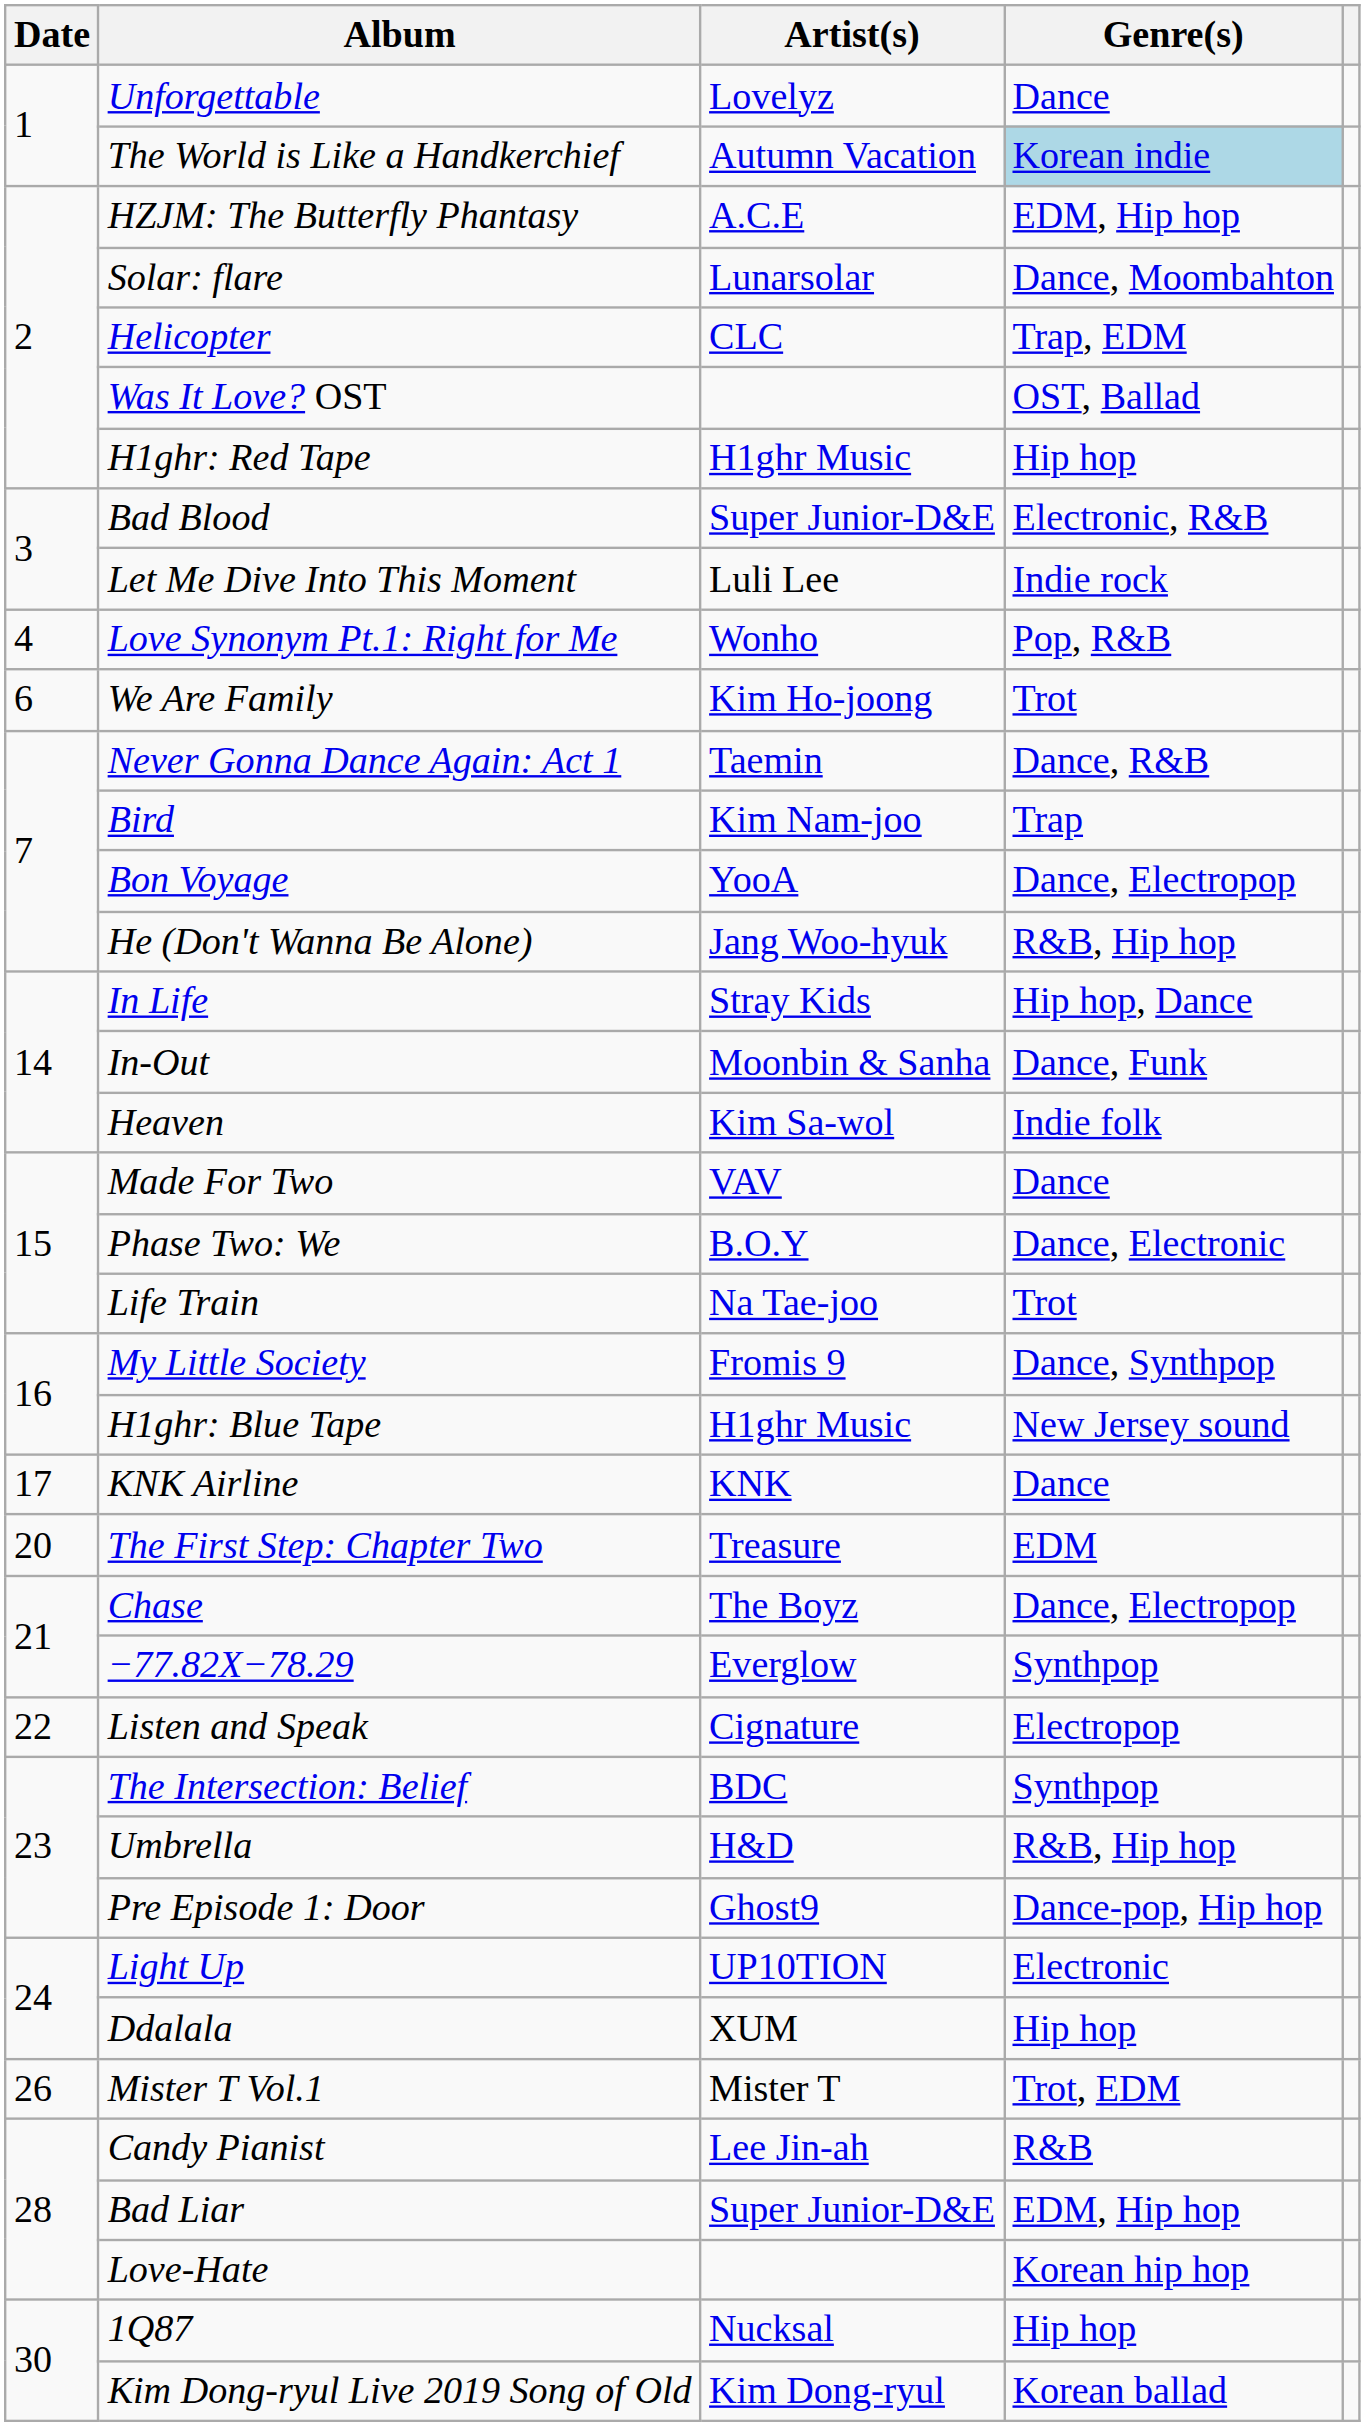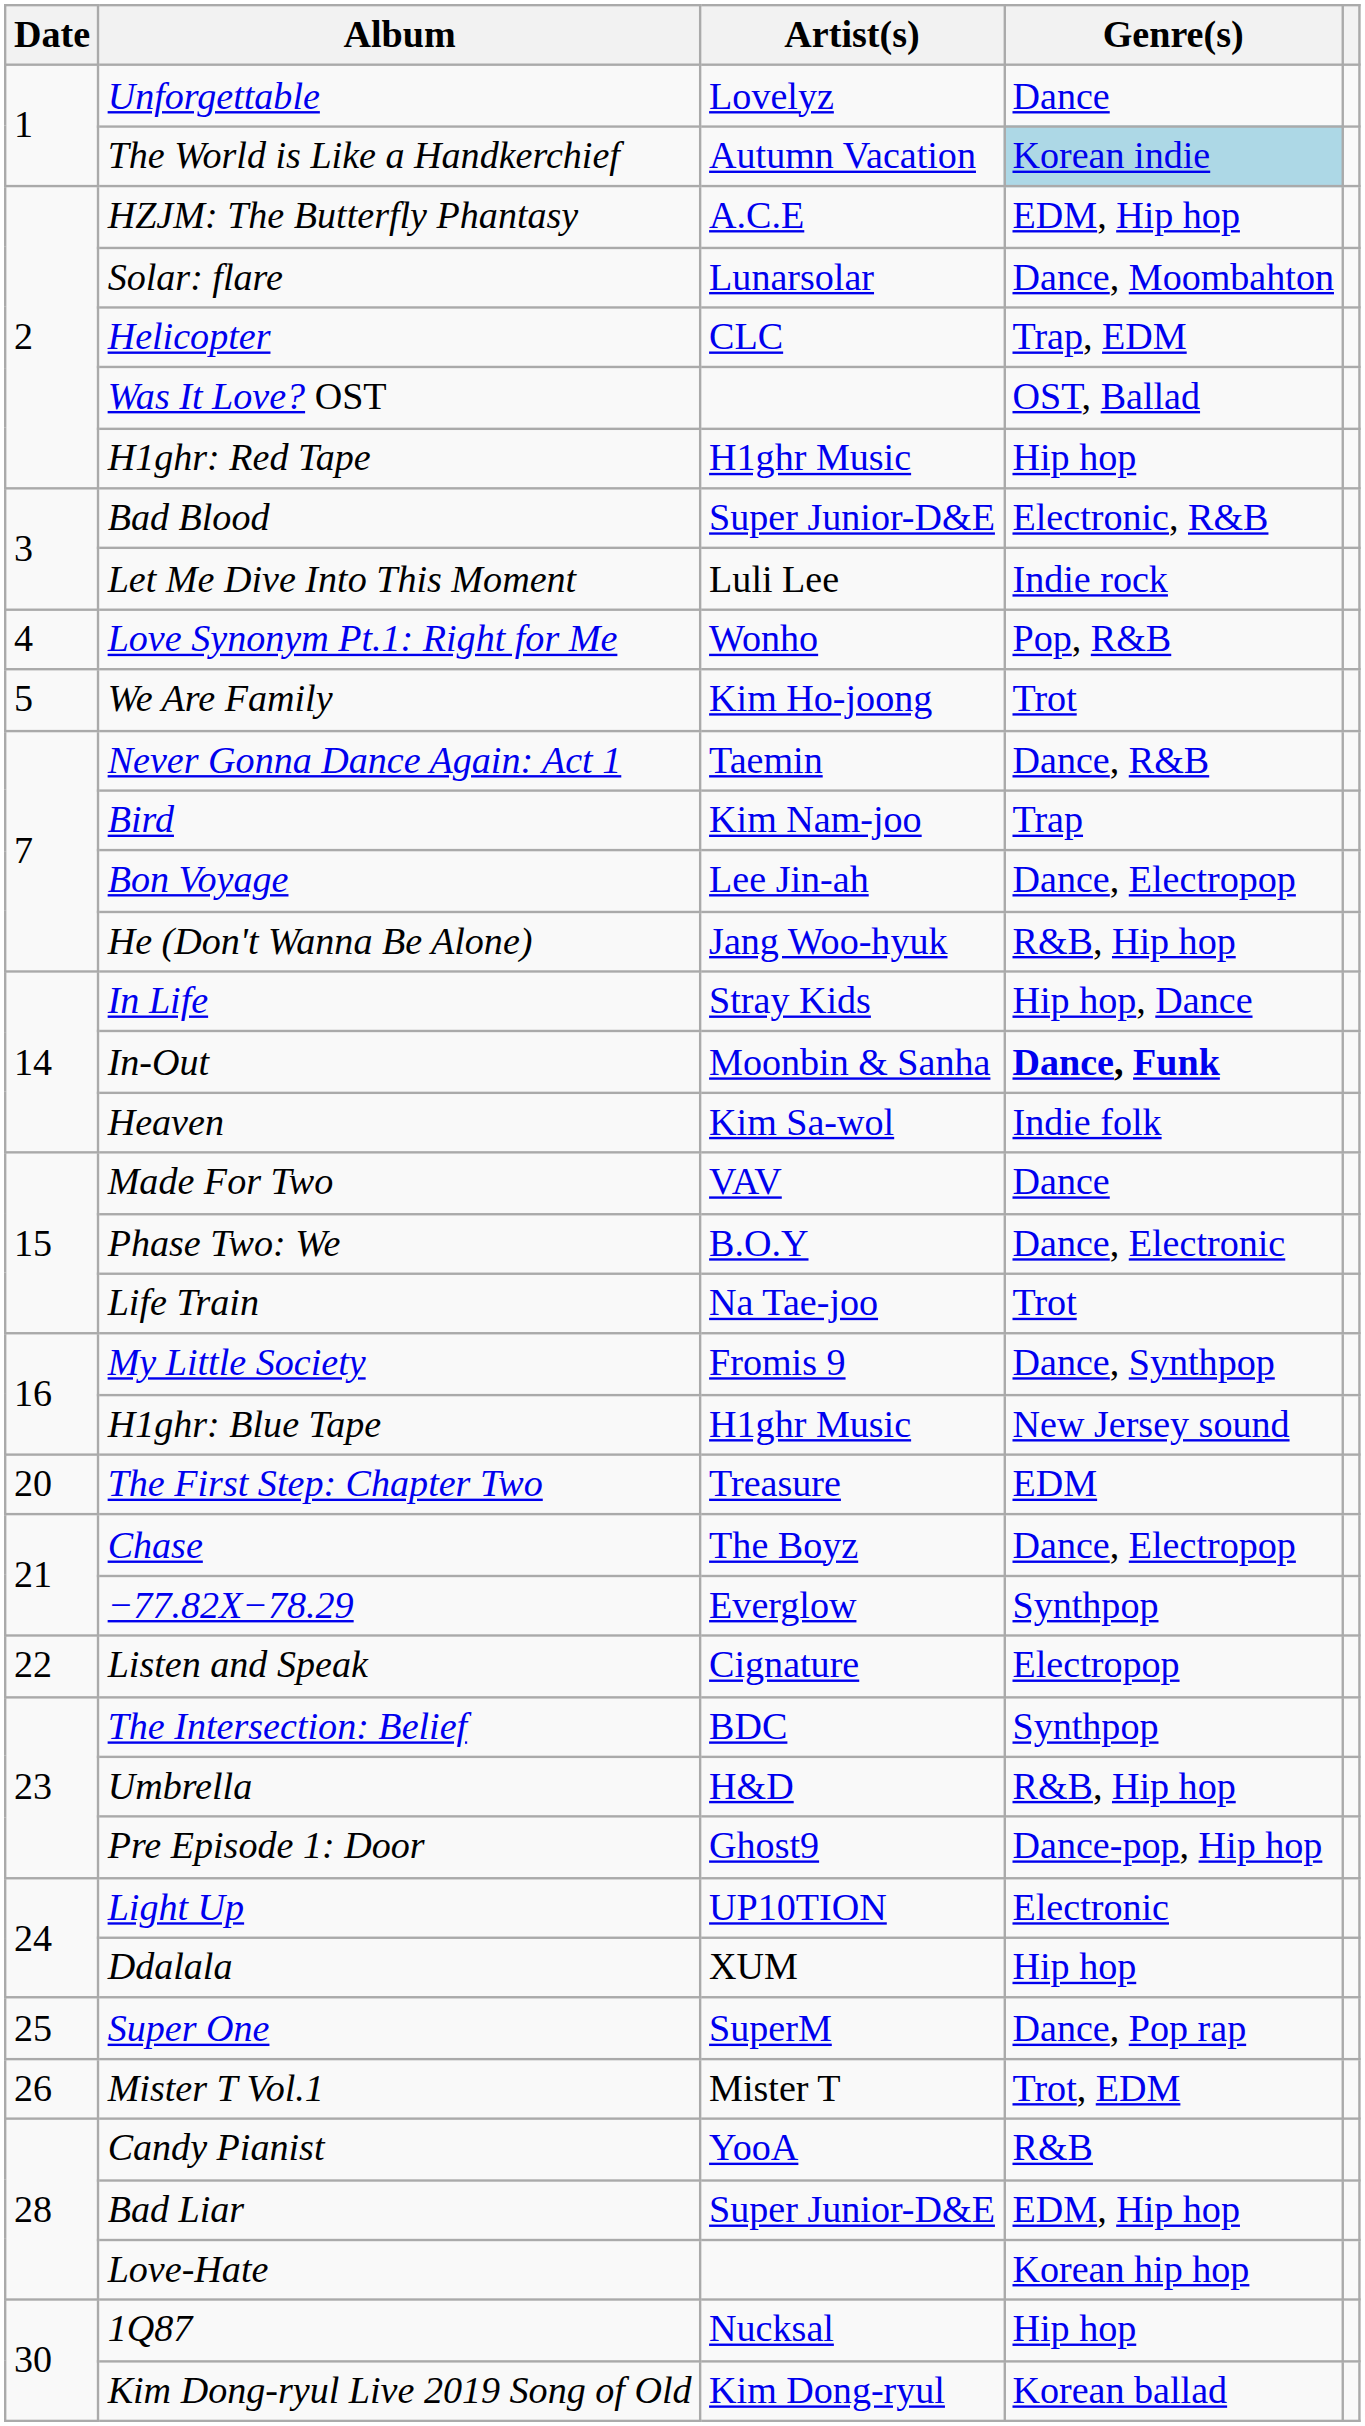(23, 699) 6 -> (23, 699) 5
(754, 880) YooA -> (789, 880) Lee Jin-ah
(1110, 1061) normal -> (1116, 1061) bold
- row: (203, 1484)
+ row: (189, 2027)
(789, 2148) Lee Jin-ah -> (754, 2148) YooA
